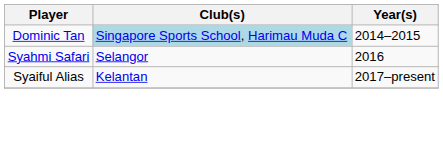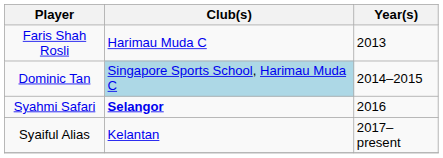+ row: (54, 43)
(122, 56) normal -> (136, 106) bold
